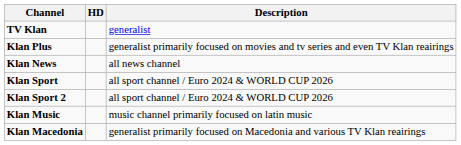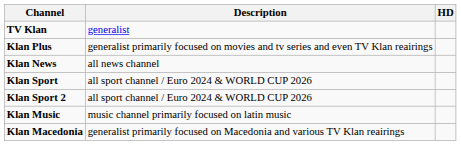columns swapped: (96, 13) <-> (281, 13)
